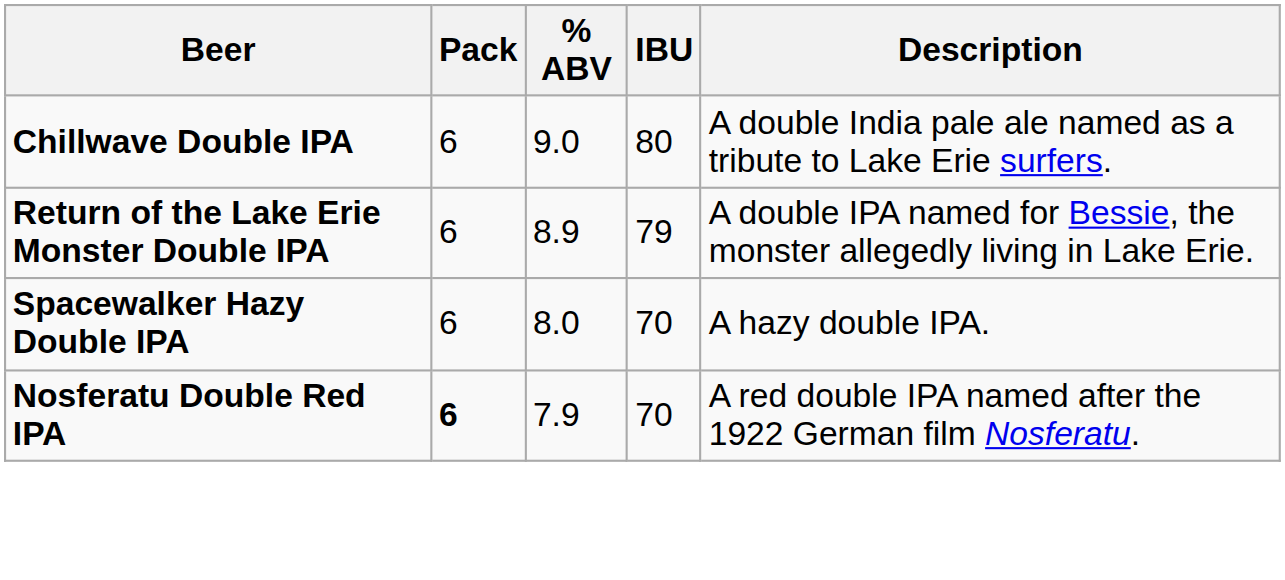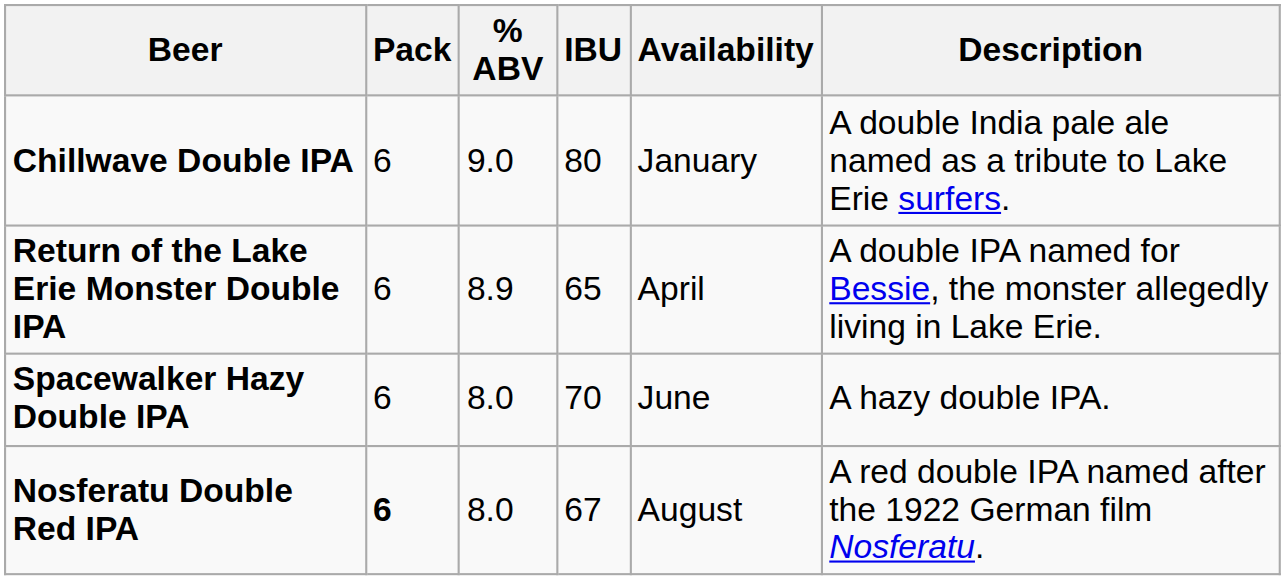+ column: (726, 50)
(654, 232) 79 -> (583, 288) 65
(556, 414) 7.9 -> (490, 508) 8.0
(654, 414) 70 -> (583, 508) 67
